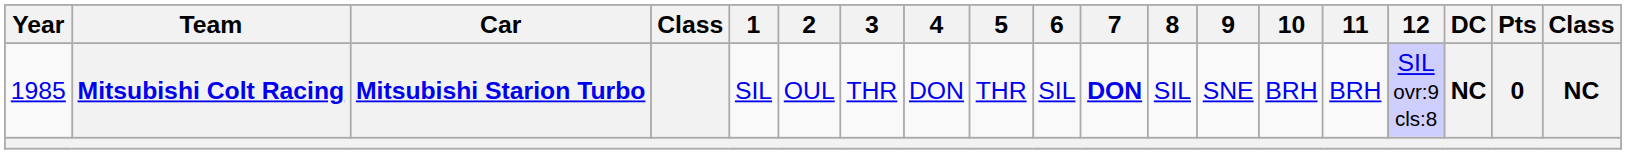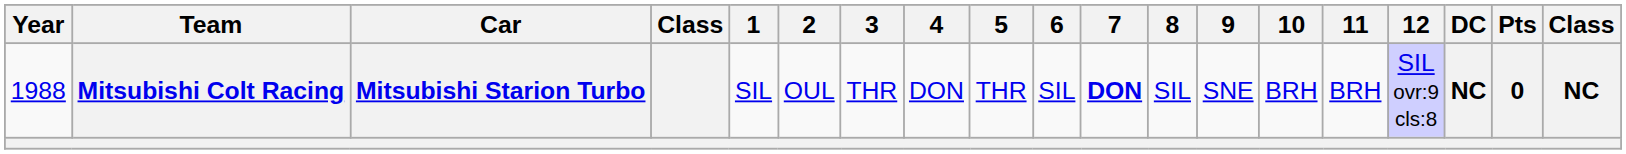(38, 90) 1985 -> (38, 90) 1988
